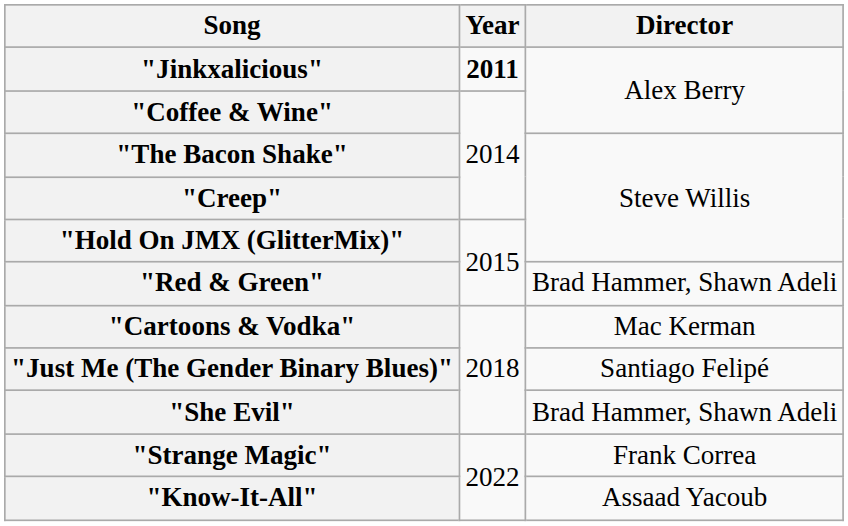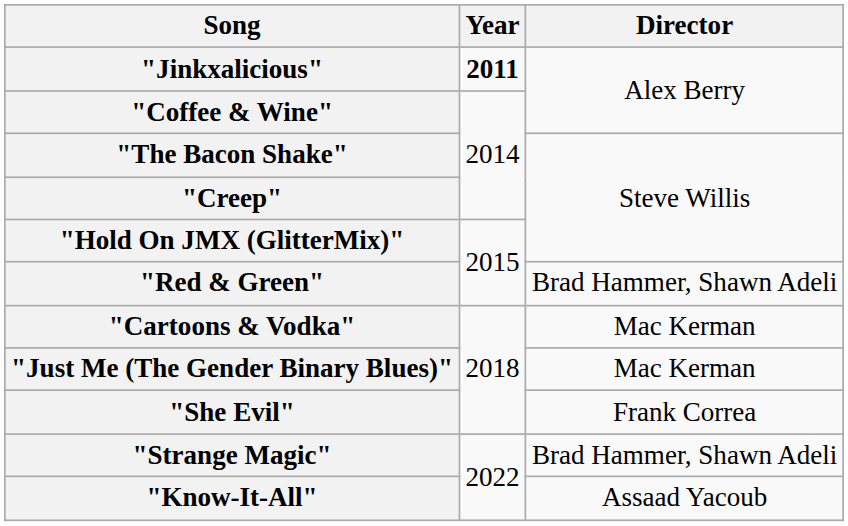(685, 369) Santiago Felipé -> (685, 369) Mac Kerman
(685, 411) Brad Hammer, Shawn Adeli -> (685, 411) Frank Correa
(685, 454) Frank Correa -> (685, 454) Brad Hammer, Shawn Adeli
